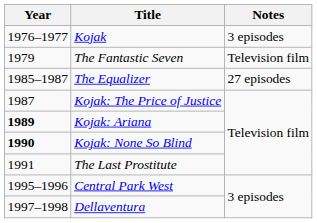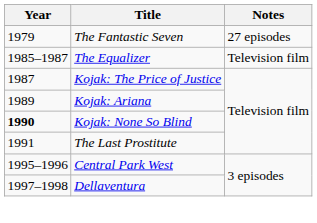- row: (90, 36)
(268, 57) Television film -> (259, 36) 27 episodes
(259, 79) 27 episodes -> (268, 57) Television film
(21, 121) bold -> (21, 100) normal
